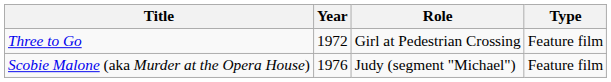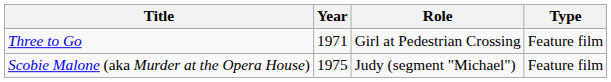(332, 41) 1972 -> (332, 41) 1971
(332, 65) 1976 -> (332, 65) 1975
